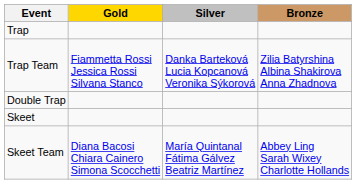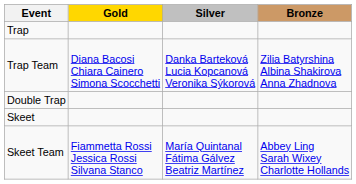(111, 71) Fiammetta Rossi Jessica Rossi Silvana Stanco -> (115, 71) Diana Bacosi Chiara Cainero Simona Scocchetti
(115, 159) Diana Bacosi Chiara Cainero Simona Scocchetti -> (111, 159) Fiammetta Rossi Jessica Rossi Silvana Stanco
